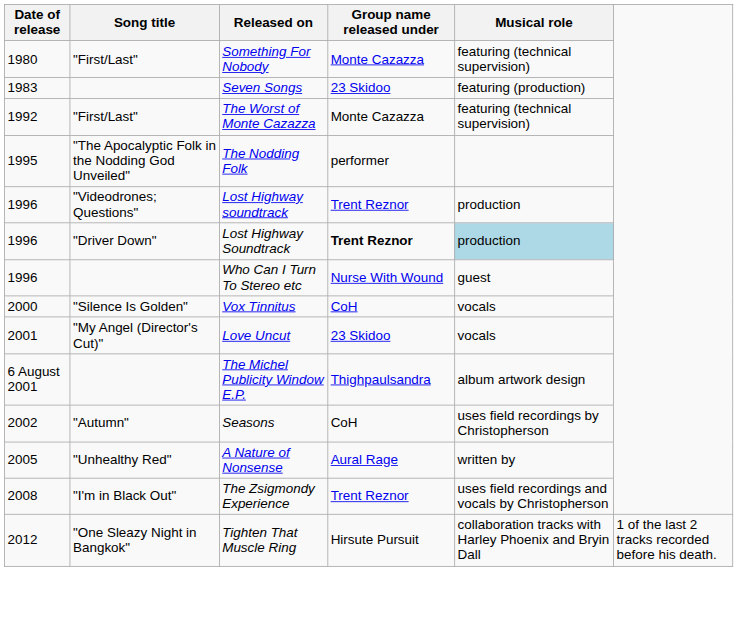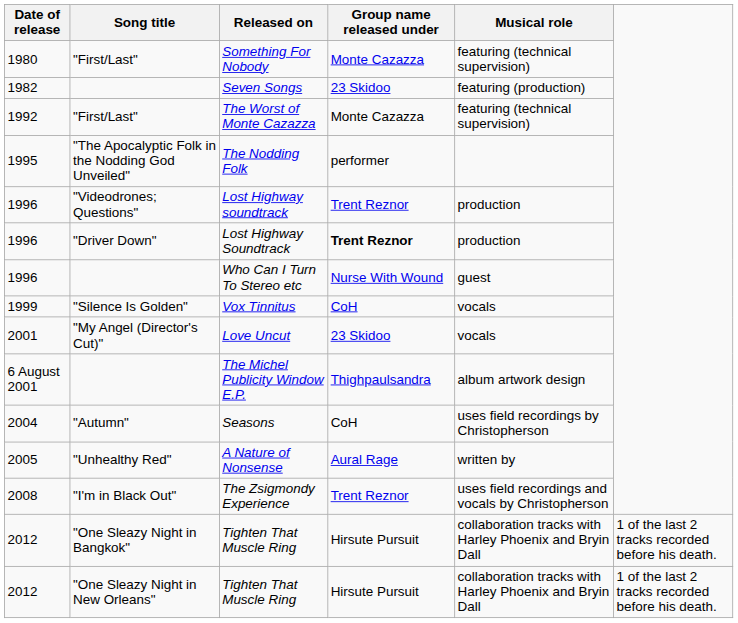(22, 88) 1983 -> (22, 88) 1982
(489, 241) lightblue background -> (489, 241) no background
(22, 306) 2000 -> (22, 306) 1999
(22, 423) 2002 -> (22, 423) 2004
+ row: (135, 591)
